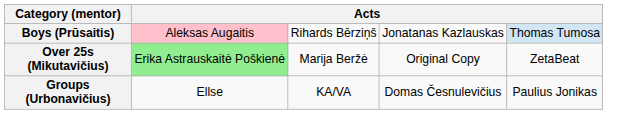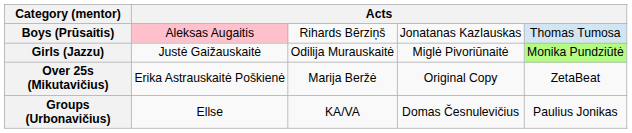+ row: (68, 52)
(210, 59) lightgreen background -> (210, 78) no background
